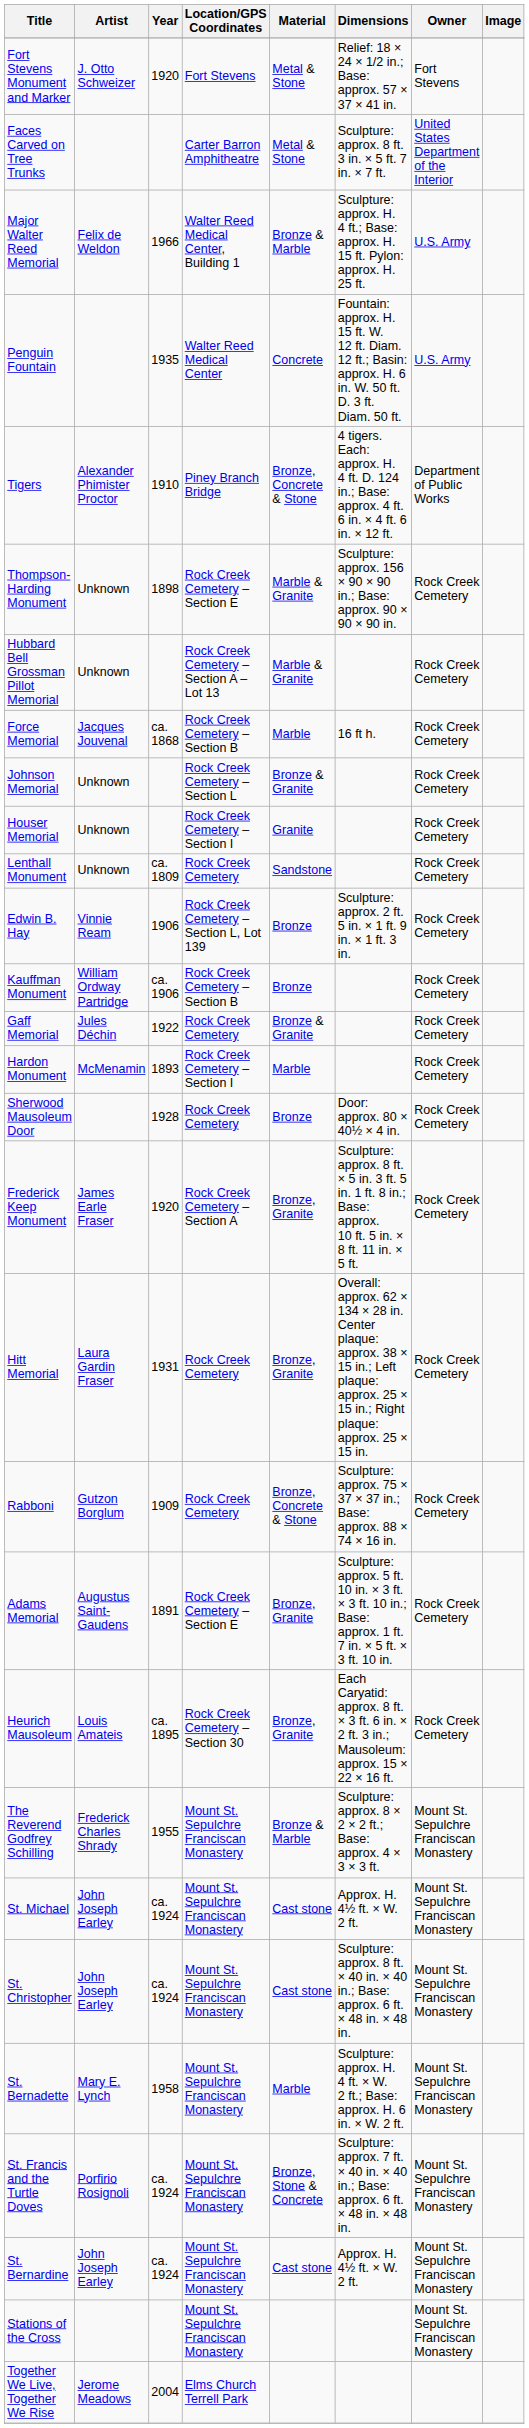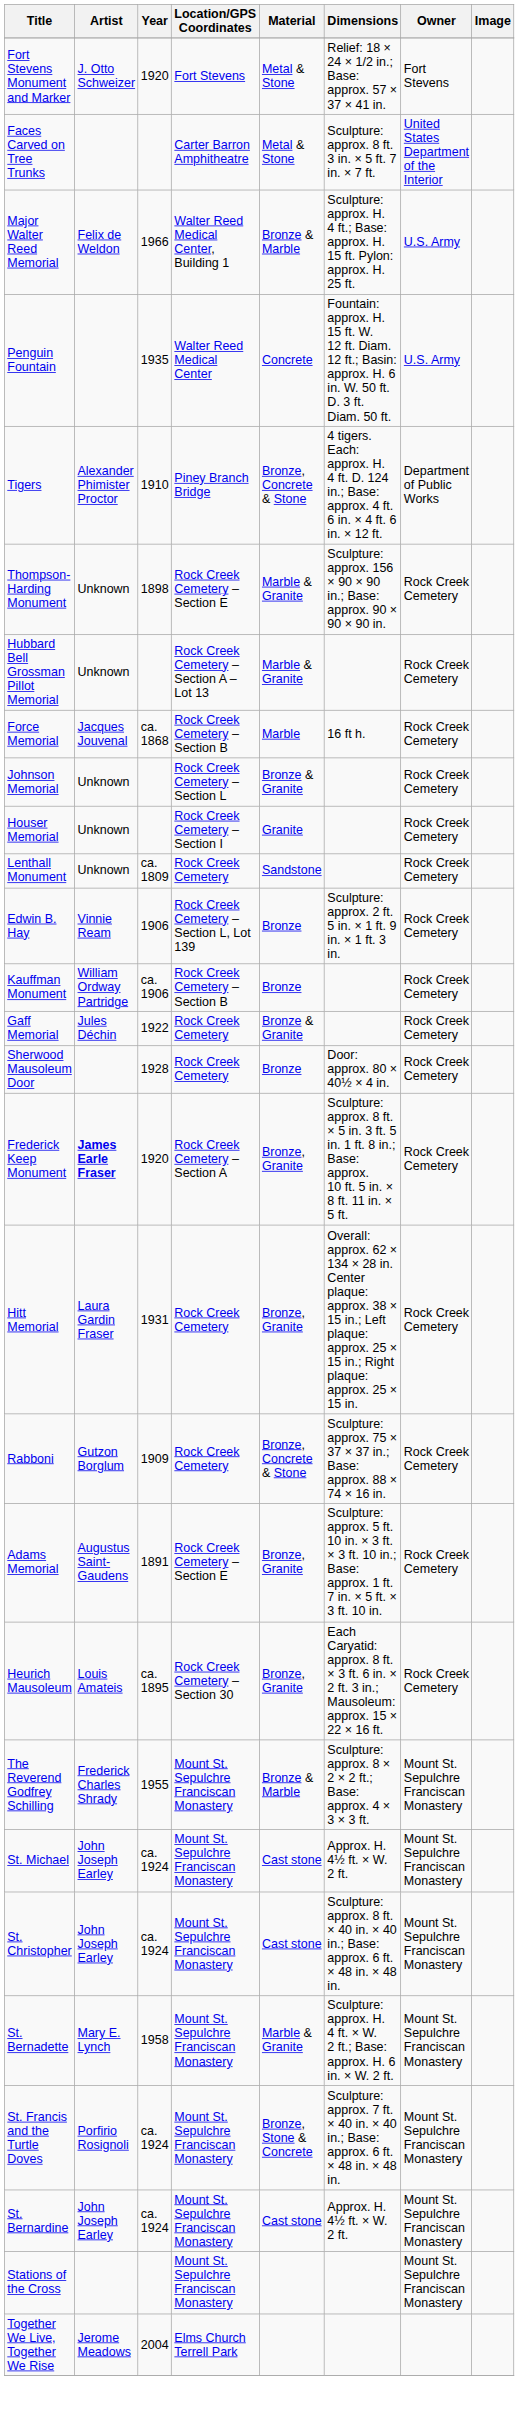- row: (37, 1069)
(96, 1207) normal -> (97, 1159) bold
(291, 2088) Marble -> (287, 2040) Marble & Granite
